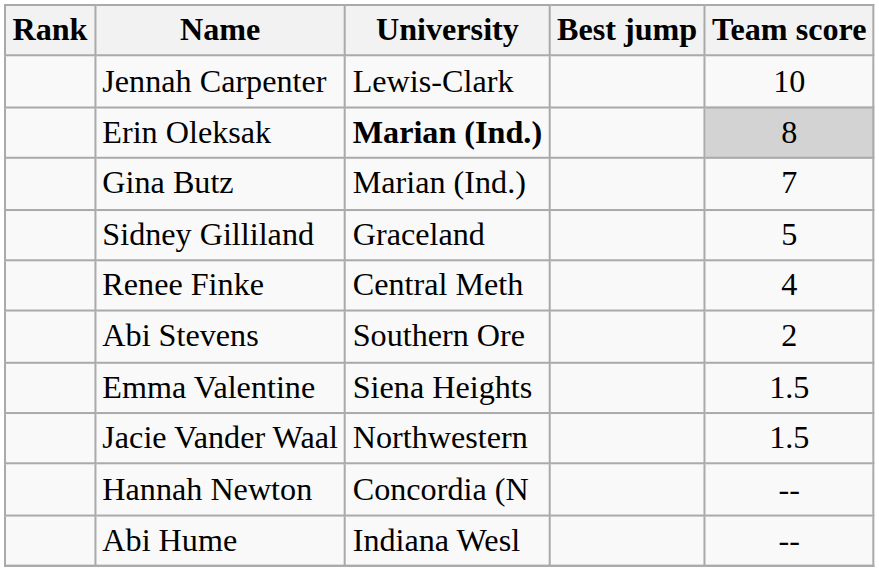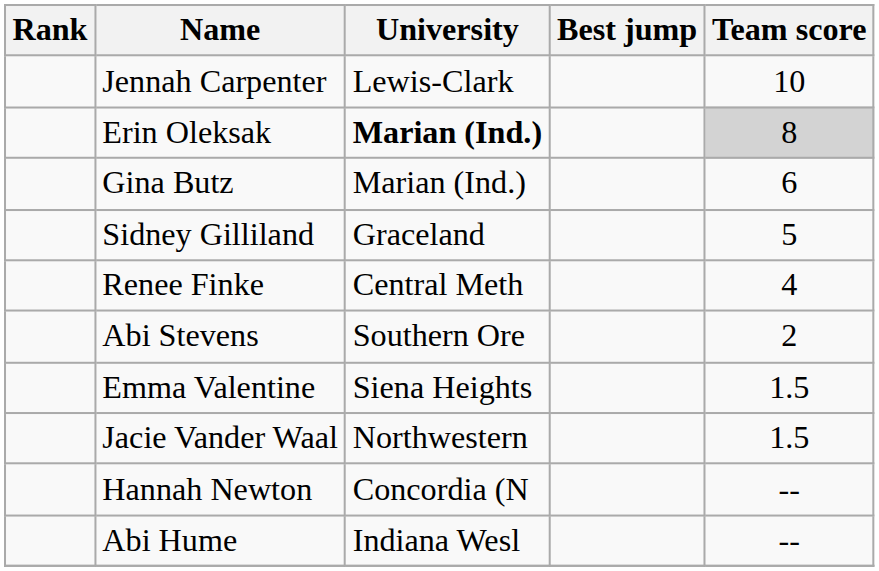(789, 183) 7 -> (789, 183) 6
